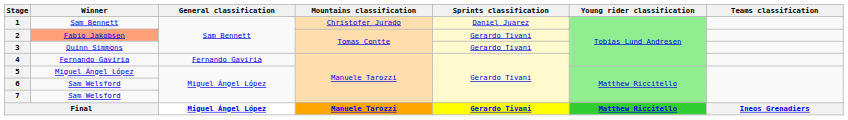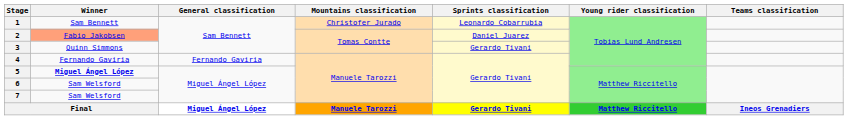(501, 23) Daniel Juarez -> (501, 23) Leonardo Cobarrubia
(501, 35) Gerardo Tivani -> (501, 35) Daniel Juarez
(94, 72) normal -> (94, 72) bold
